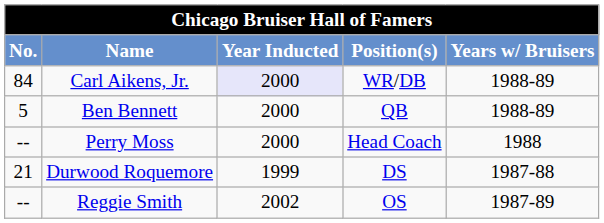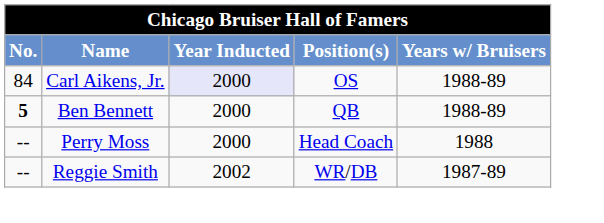(394, 80) WR/DB -> (346, 80) OS
(23, 111) normal -> (23, 111) bold
- row: (130, 171)
(394, 202) OS -> (346, 171) WR/DB
